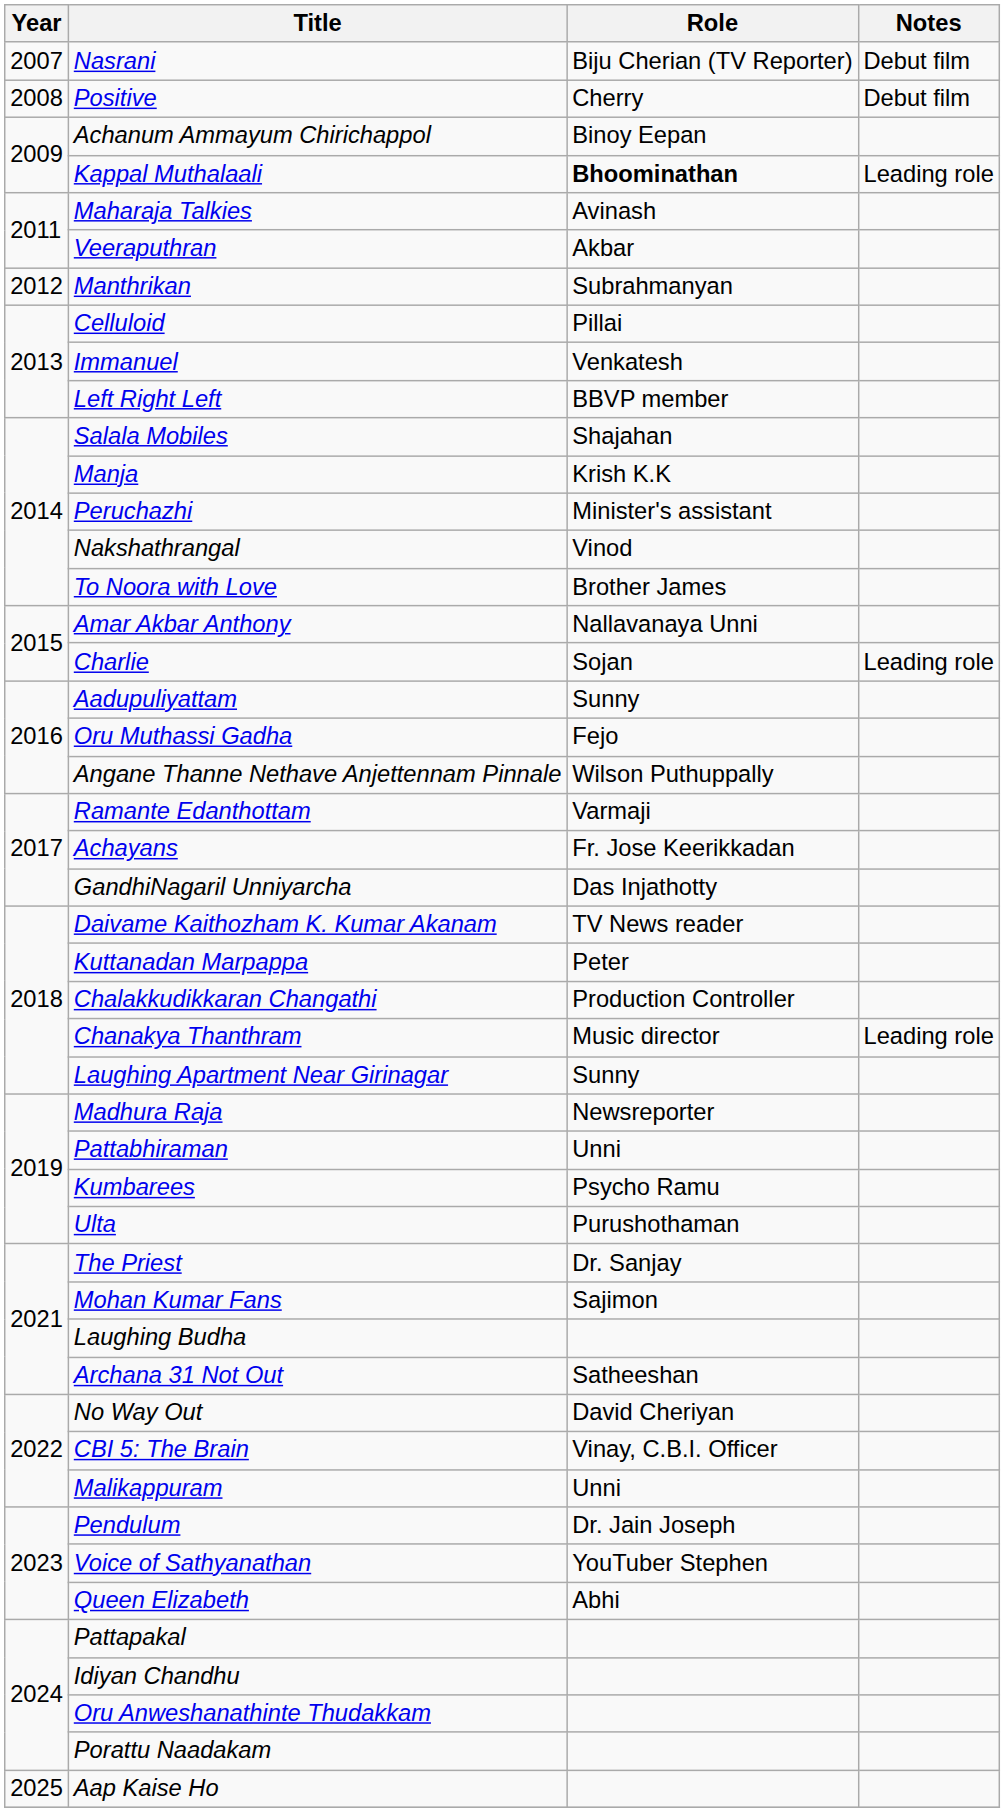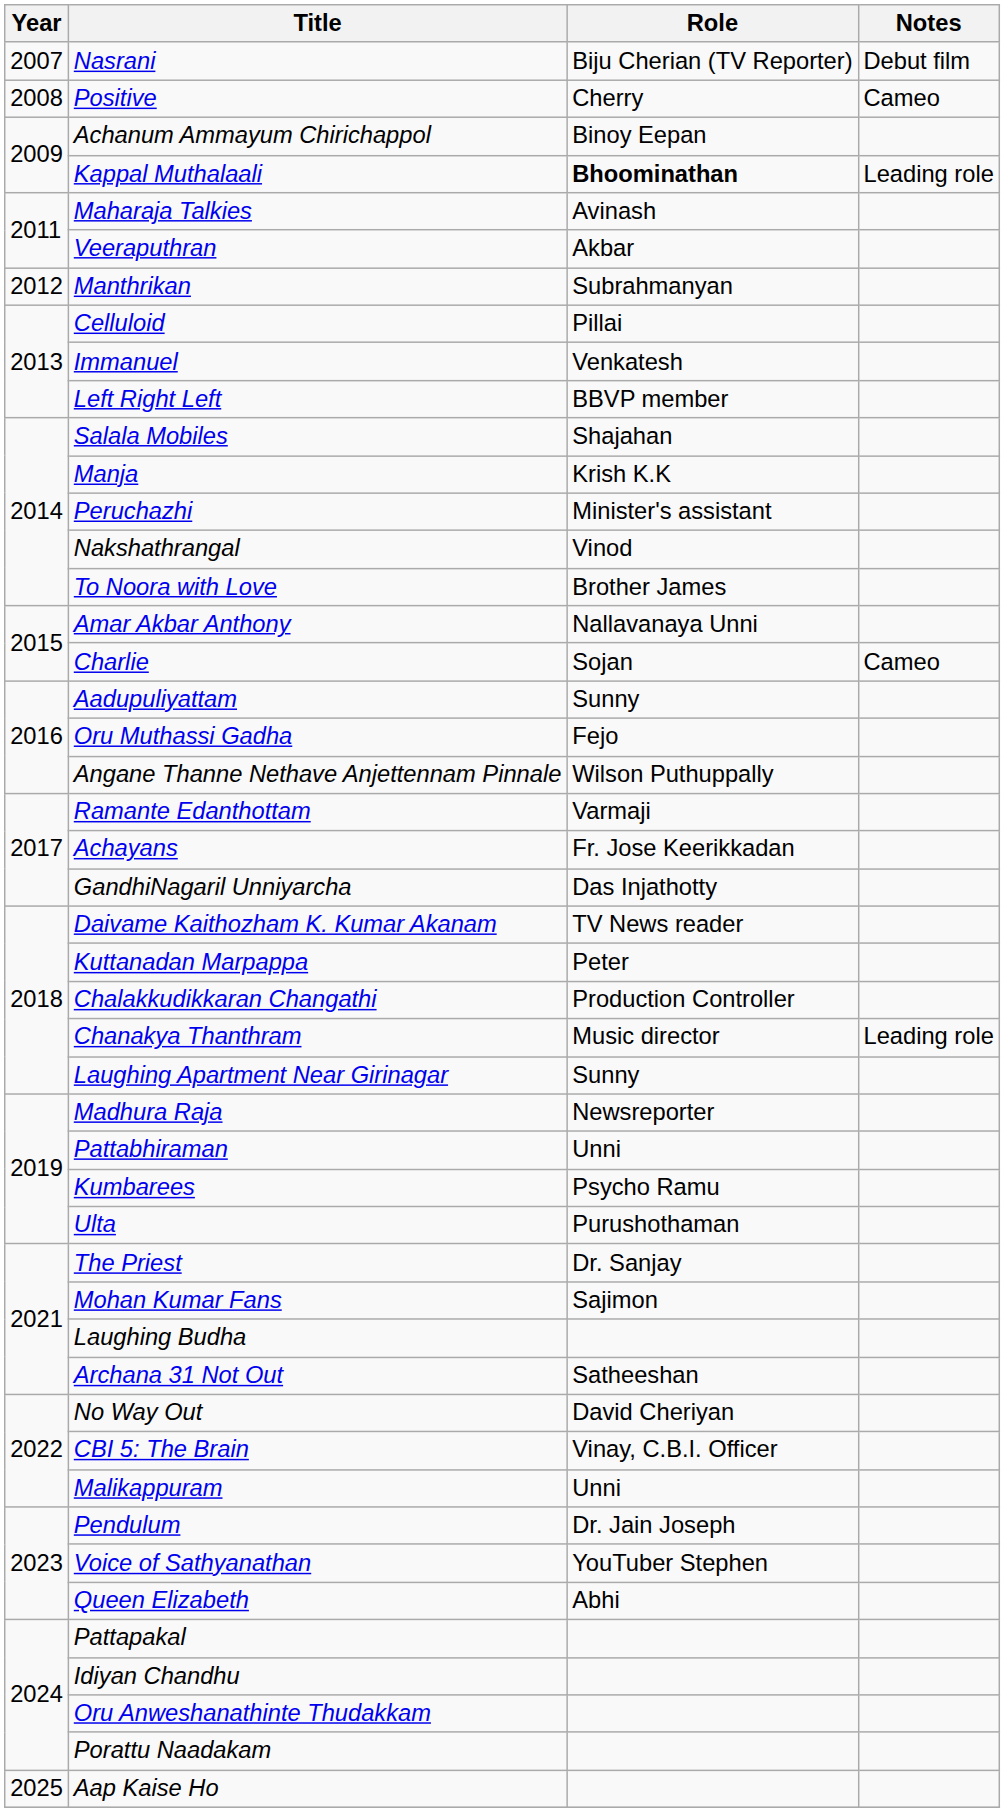(917, 98) Debut film -> (902, 98) Cameo
(929, 661) Leading role -> (902, 661) Cameo
